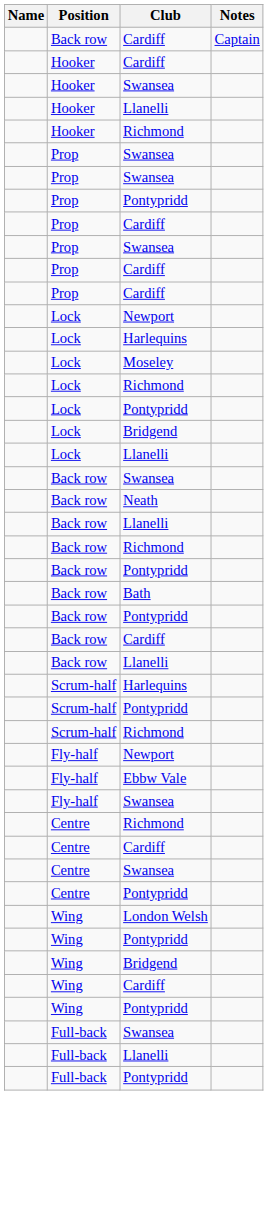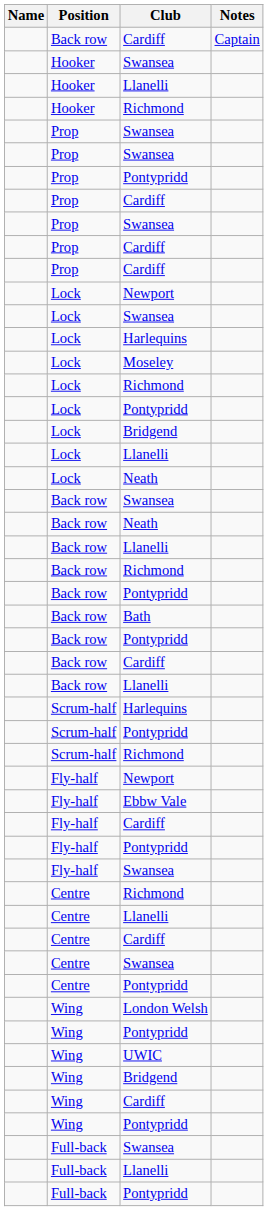- row: (73, 62)
+ row: (66, 316)
+ row: (66, 477)
+ row: (74, 824)
+ row: (74, 847)
+ row: (70, 916)
+ row: (67, 1055)
